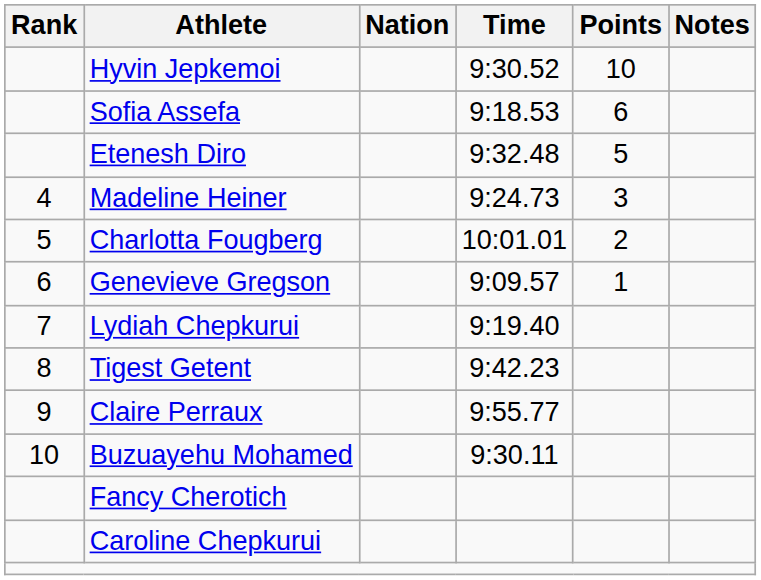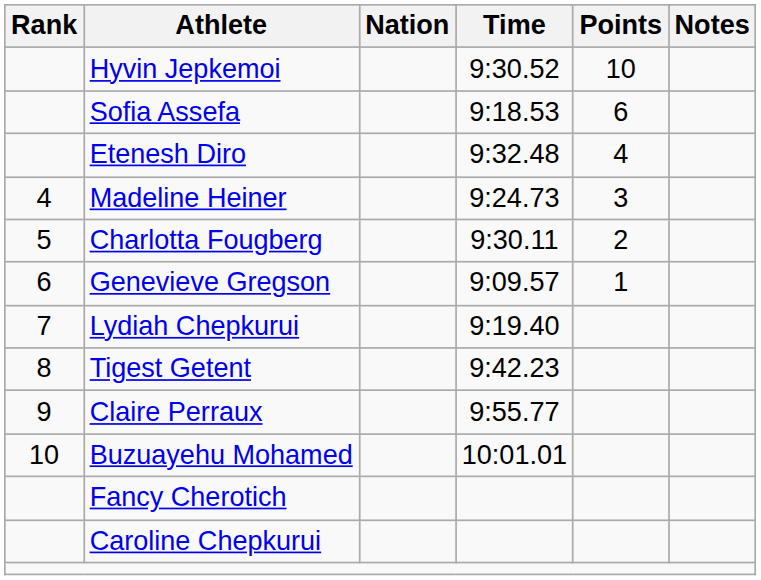(621, 154) 5 -> (621, 154) 4
(514, 240) 10:01.01 -> (514, 240) 9:30.11
(514, 454) 9:30.11 -> (514, 454) 10:01.01
